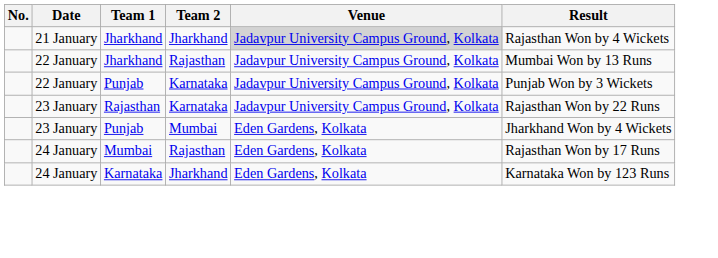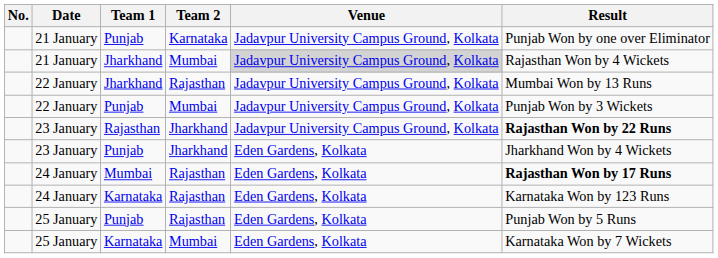+ row: (66, 38)
(198, 38) Jharkhand -> (193, 60) Mumbai
(198, 83) Karnataka -> (193, 106) Mumbai
(198, 106) Karnataka -> (198, 128) Jharkhand
(582, 106) normal -> (588, 128) bold
(193, 128) Mumbai -> (198, 151) Jharkhand
(582, 151) normal -> (588, 173) bold
(198, 173) Jharkhand -> (197, 196) Rajasthan
+ row: (66, 219)
+ row: (66, 241)
